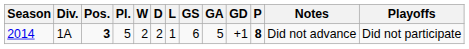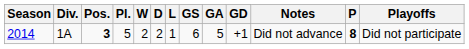columns swapped: (258, 14) <-> (312, 14)
